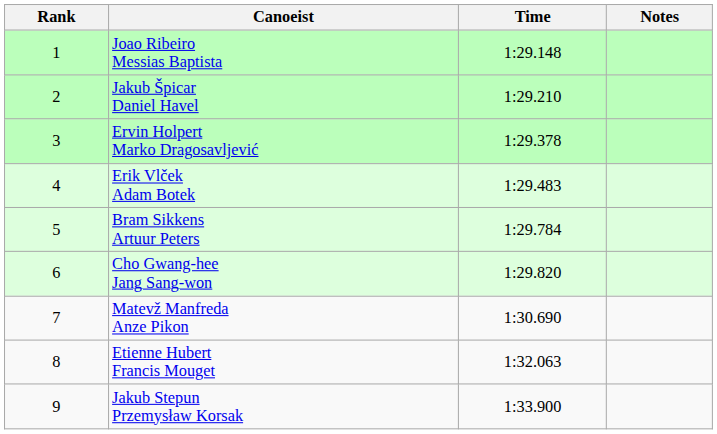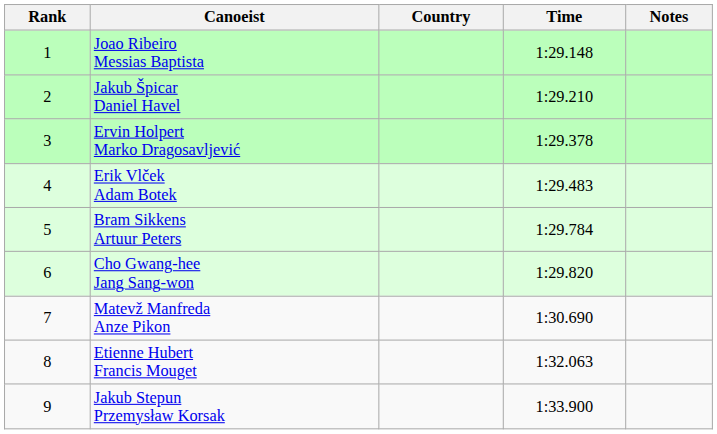+ column: (441, 17)
